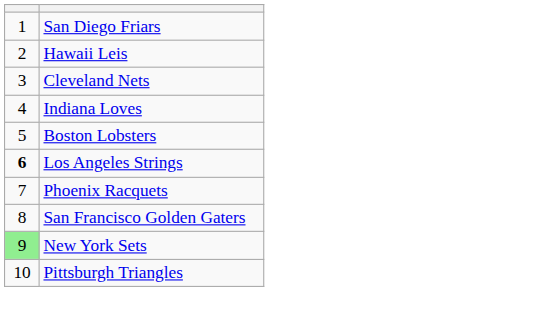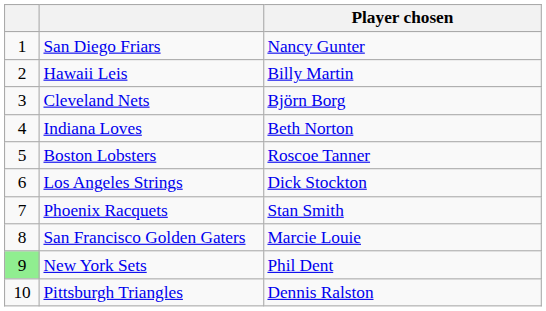+ column: (402, 18)
(22, 163) bold -> (22, 182) normal
